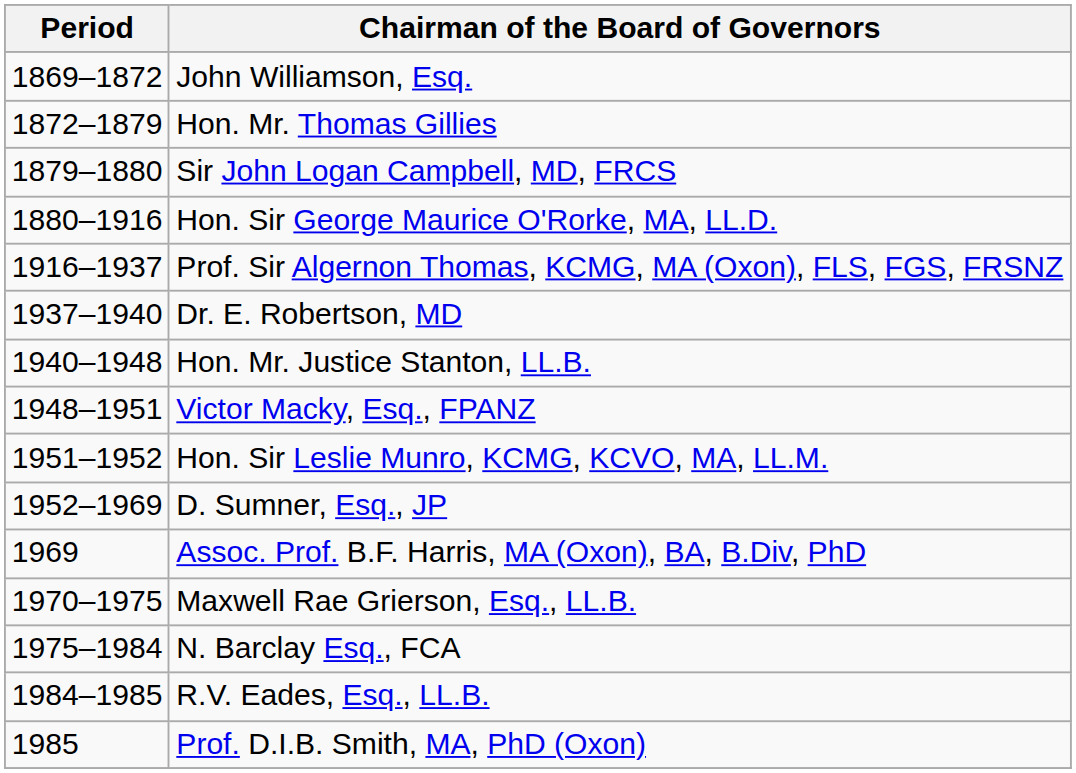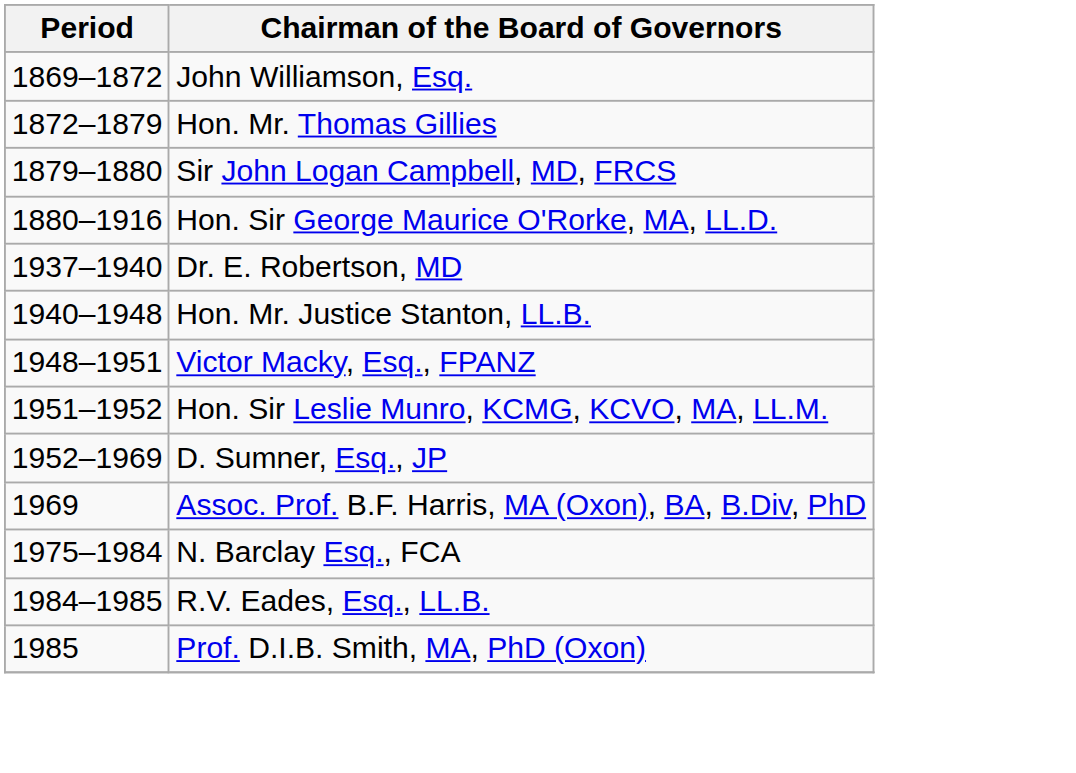- row: (620, 266)
- row: (406, 600)
